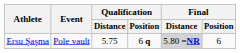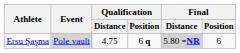(72, 41) no background -> (72, 41) lightgrey background
(110, 41) 5.75 -> (110, 41) 4.75
